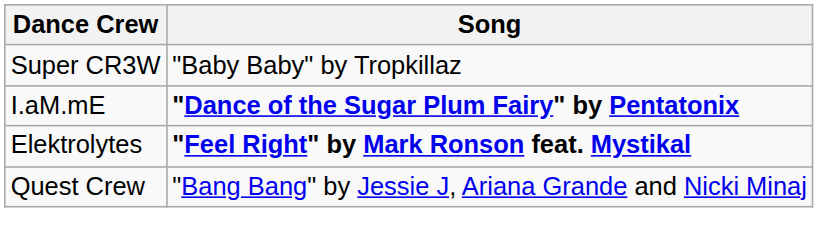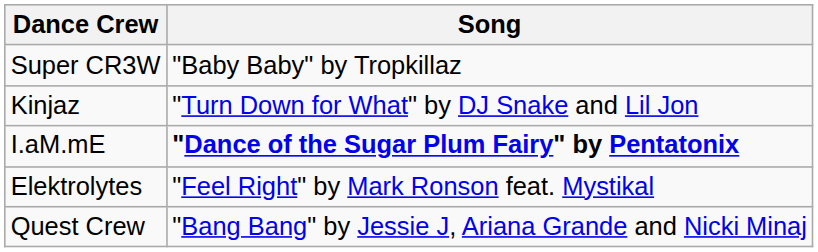+ row: (45, 105)
(432, 145) bold -> (413, 186) normal
